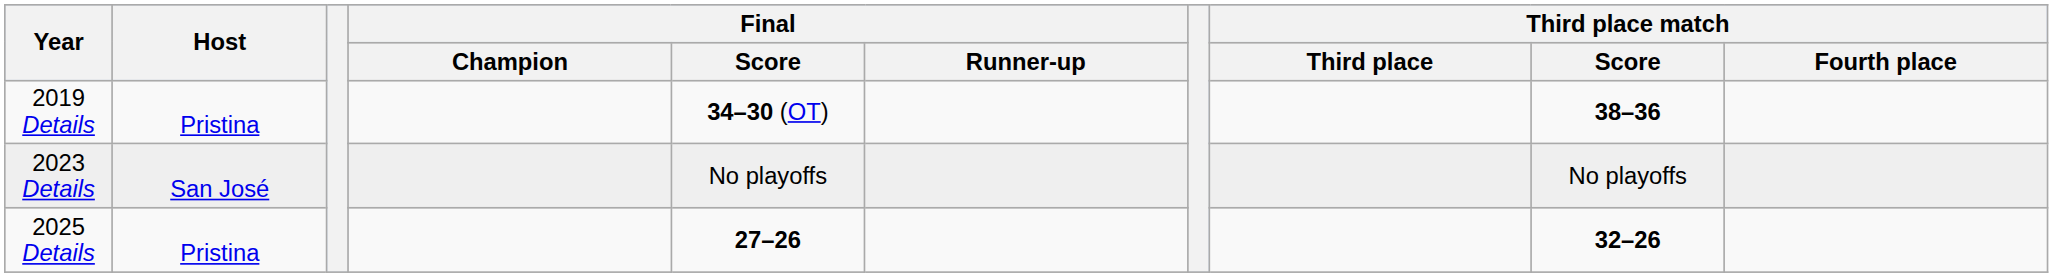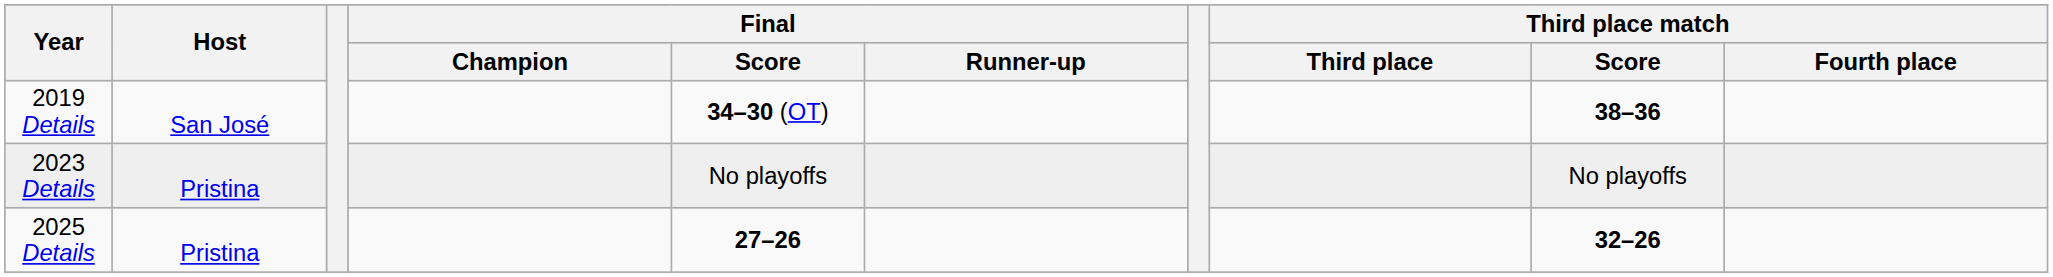(220, 125) Pristina -> (220, 125) San José
(220, 189) San José -> (220, 189) Pristina
